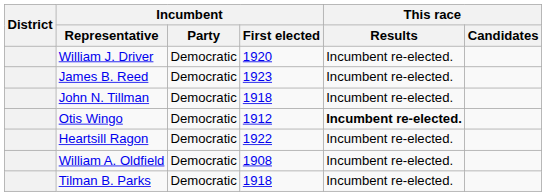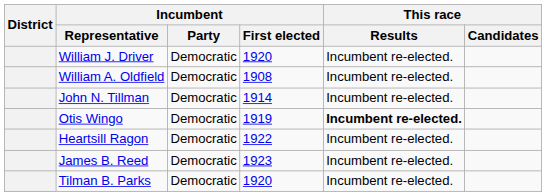rows swapped: (112, 160) <-> (104, 77)
(257, 98) 1918 -> (257, 98) 1914
(257, 118) 1912 -> (257, 118) 1919
(257, 181) 1918 -> (257, 181) 1920
